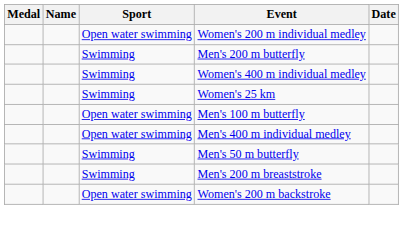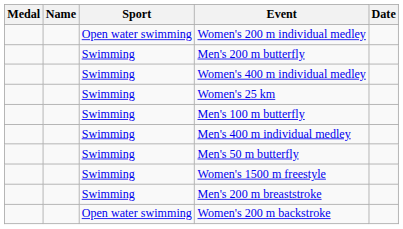(137, 114) Open water swimming -> (108, 114) Swimming
(137, 134) Open water swimming -> (108, 134) Swimming
+ row: (262, 174)
